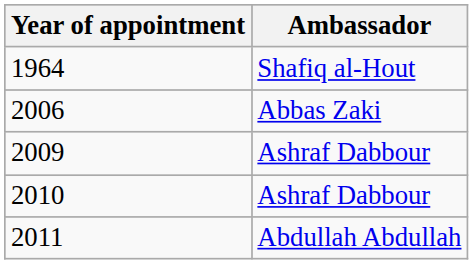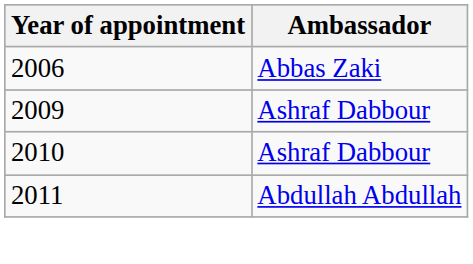- row: (38, 68)
